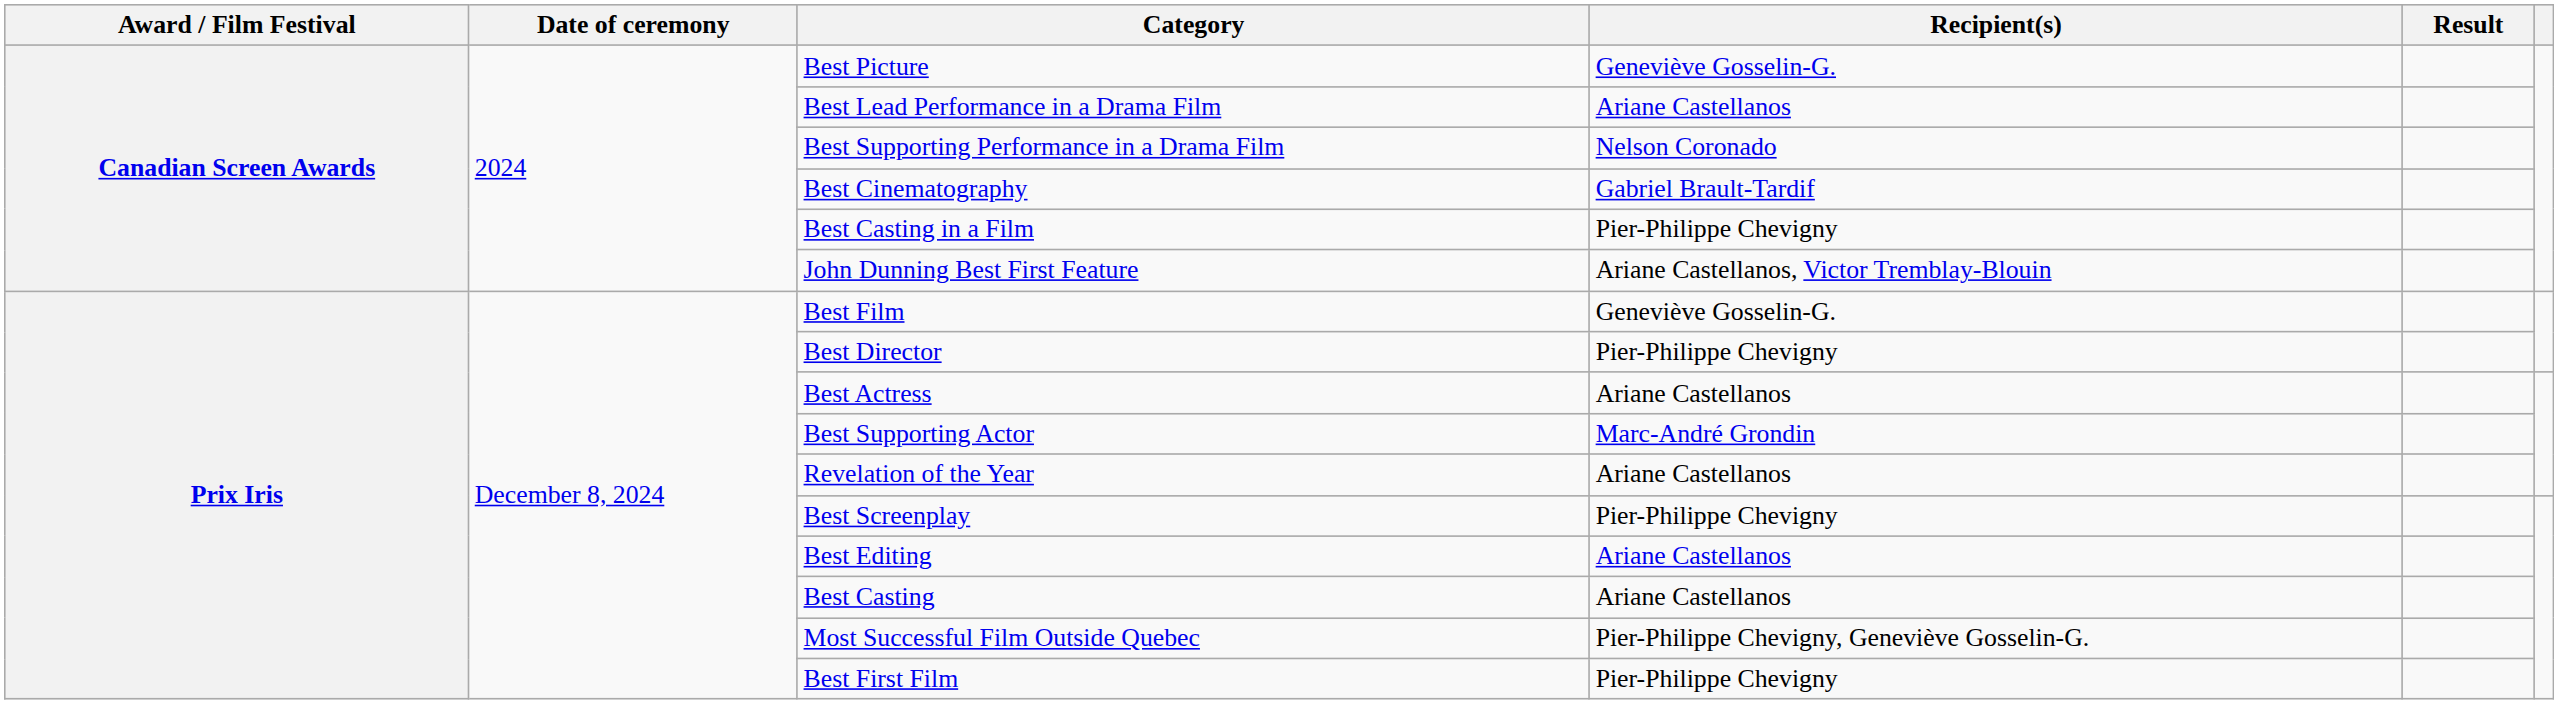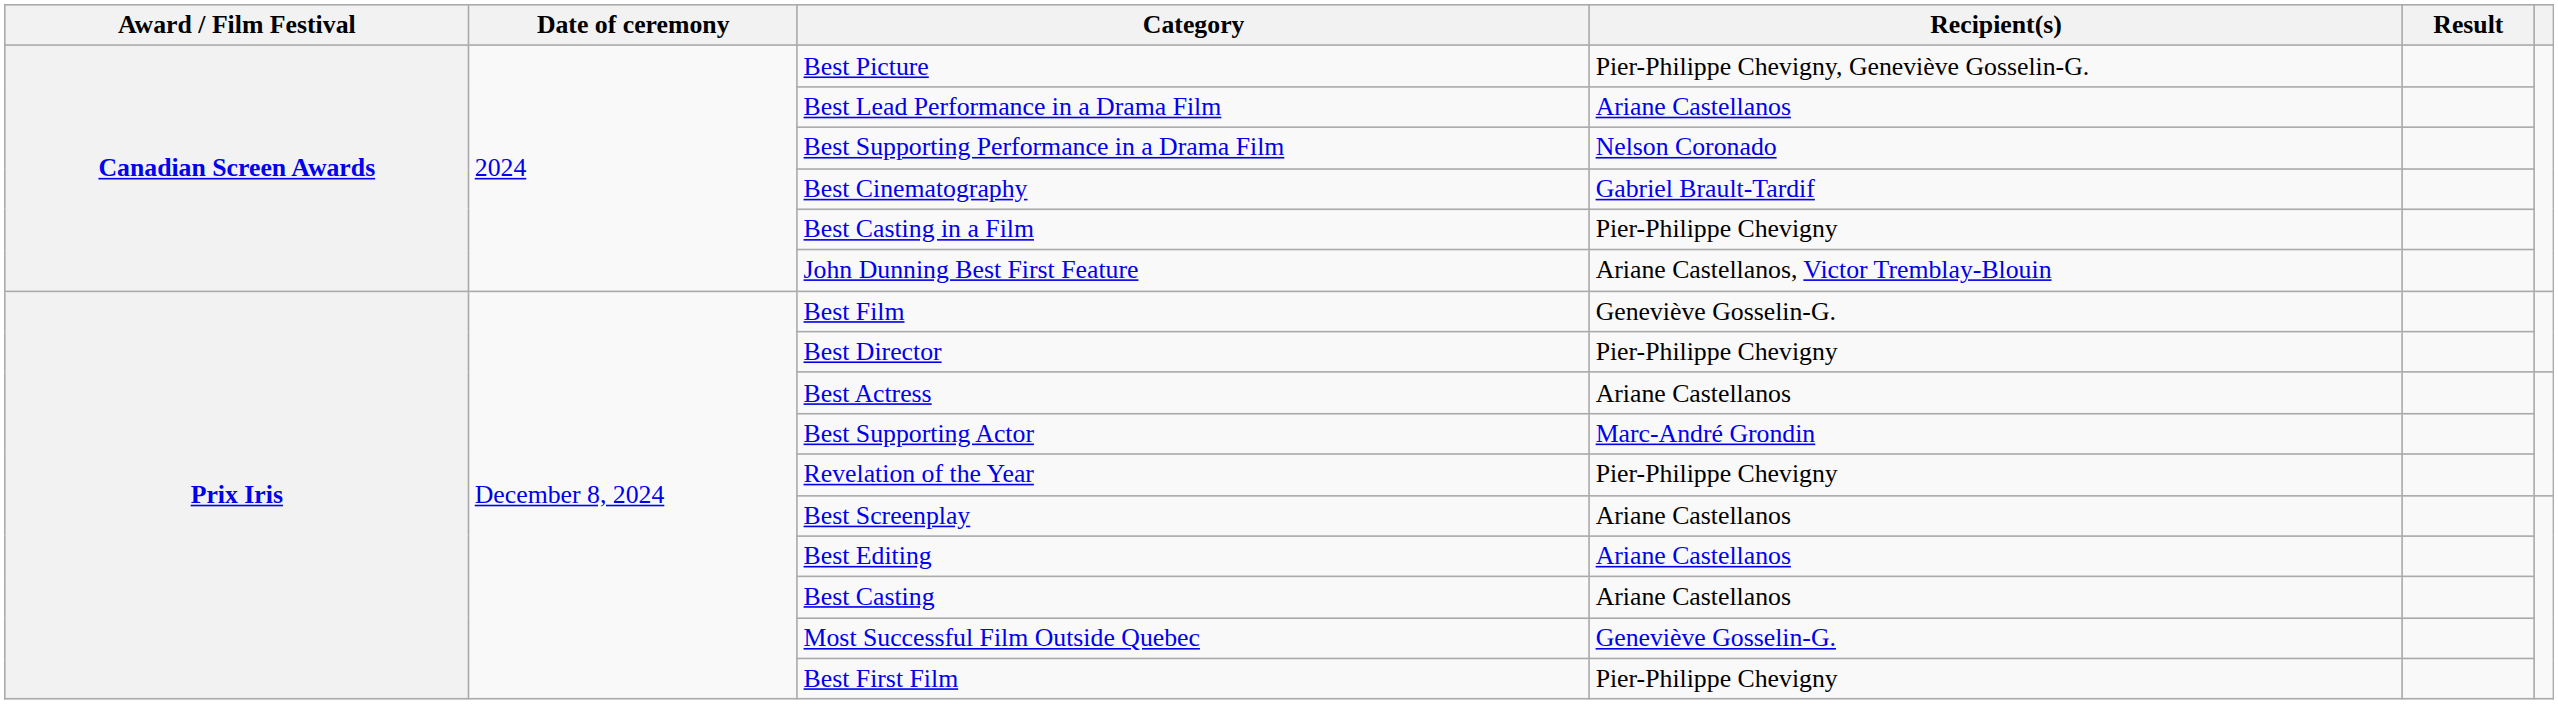(1716, 65) Geneviève Gosselin-G. -> (1842, 65) Pier-Philippe Chevigny, Geneviève Gosselin-G.
(1693, 474) Ariane Castellanos -> (1717, 474) Pier-Philippe Chevigny
(1717, 515) Pier-Philippe Chevigny -> (1693, 515) Ariane Castellanos
(1842, 637) Pier-Philippe Chevigny, Geneviève Gosselin-G. -> (1716, 637) Geneviève Gosselin-G.
